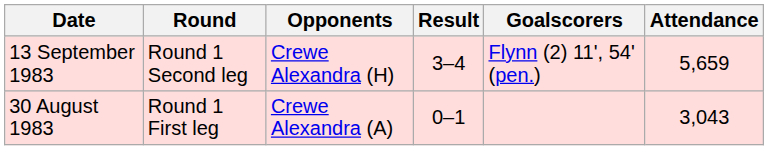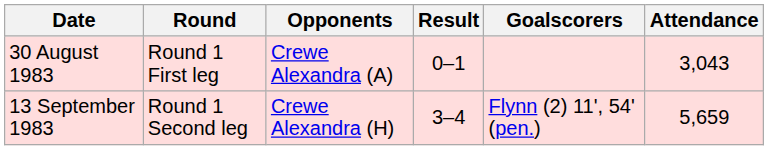rows swapped: (54, 117) <-> (72, 63)
